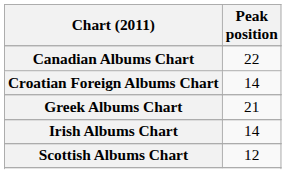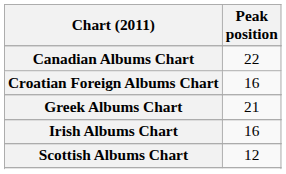(252, 82) 14 -> (252, 82) 16
(252, 131) 14 -> (252, 131) 16
